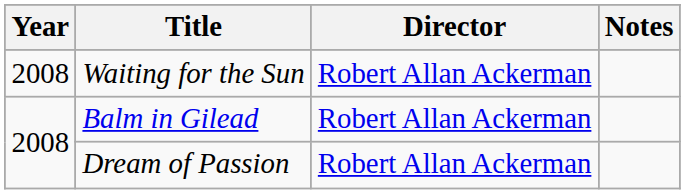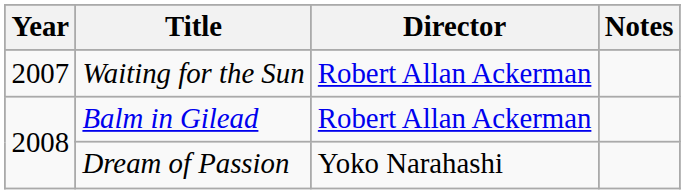(40, 73) 2008 -> (40, 73) 2007
(455, 164) Robert Allan Ackerman -> (410, 164) Yoko Narahashi
